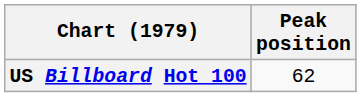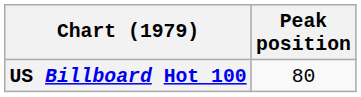(303, 76) 62 -> (303, 76) 80
